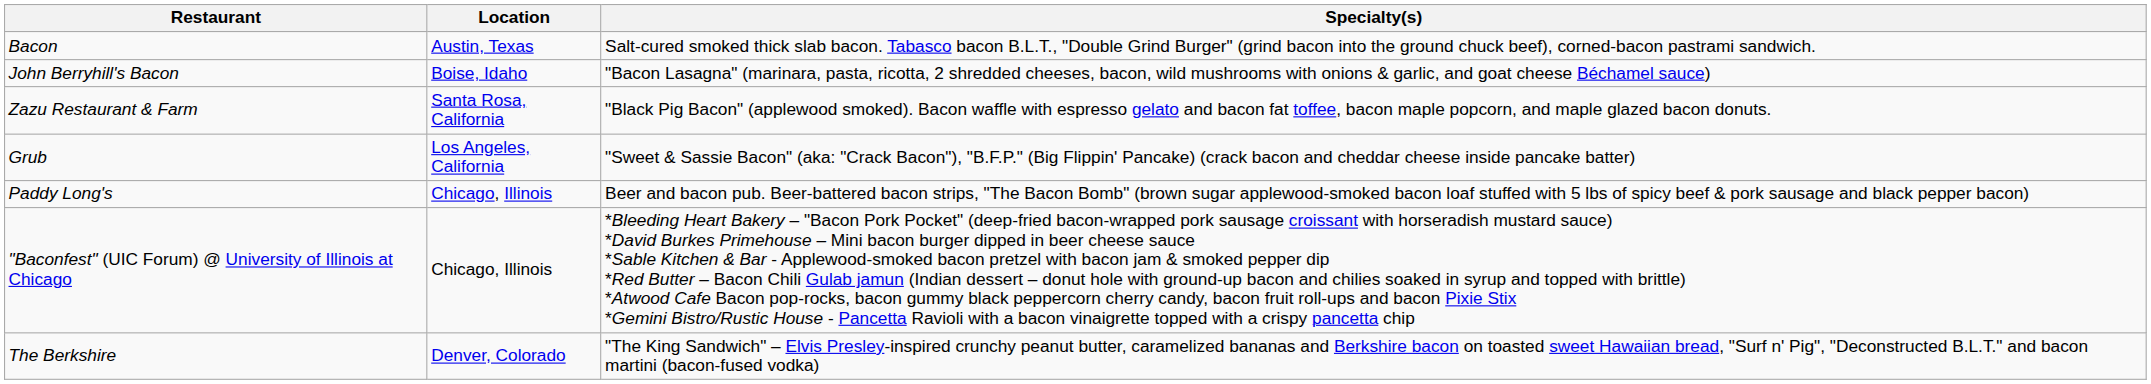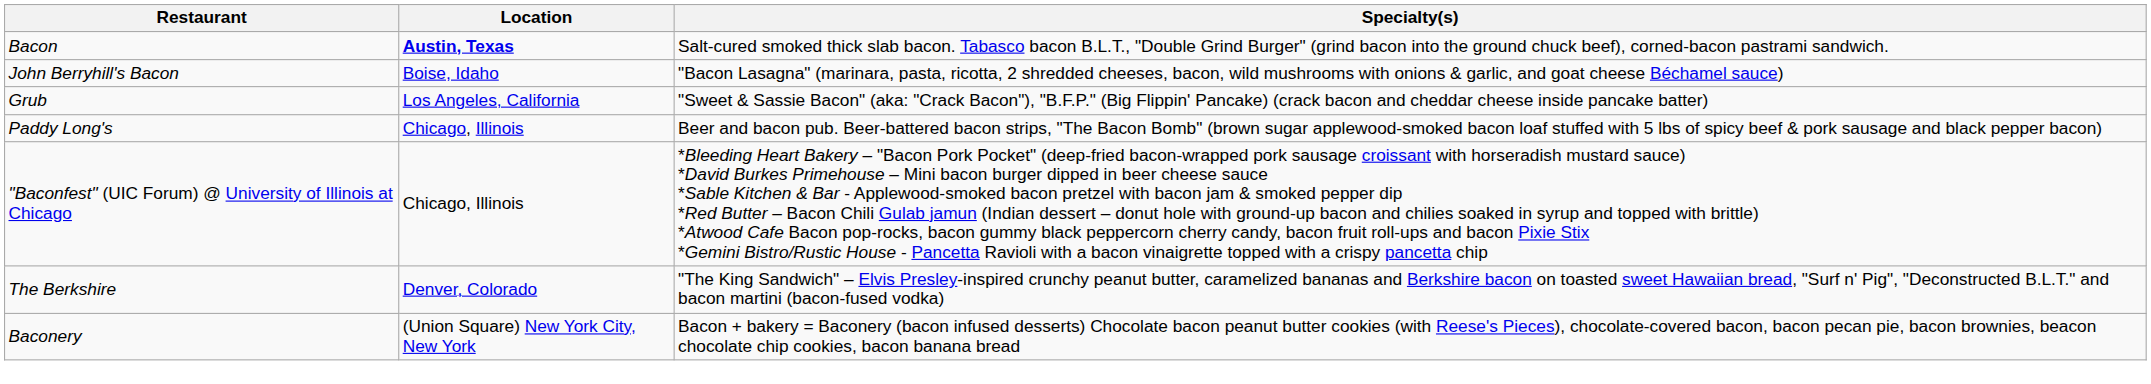(482, 45) normal -> (458, 45) bold
- row: (103, 110)
+ row: (45, 336)
